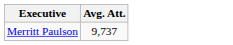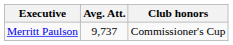+ column: (178, 13)
